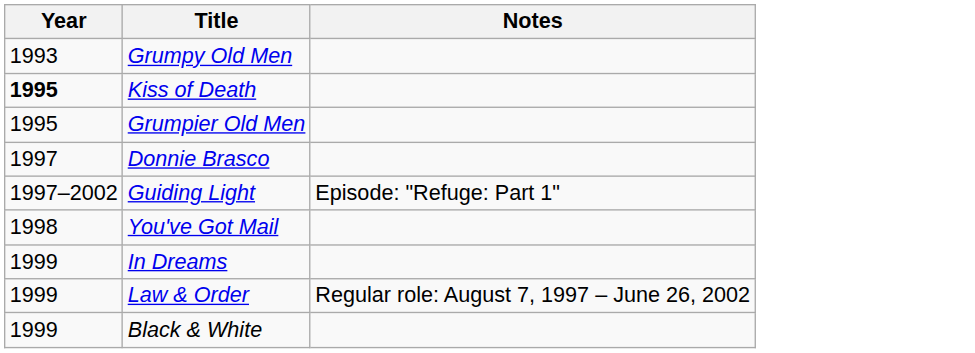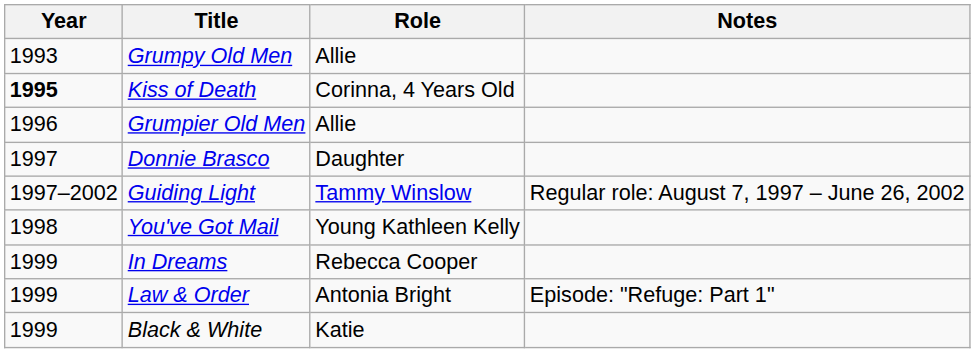+ column: (418, 21)
(34, 124) 1995 -> (34, 124) 1996
(438, 192) Episode: "Refuge: Part 1" -> (747, 192) Regular role: August 7, 1997 – June 26, 2002
(533, 295) Regular role: August 7, 1997 – June 26, 2002 -> (652, 295) Episode: "Refuge: Part 1"
